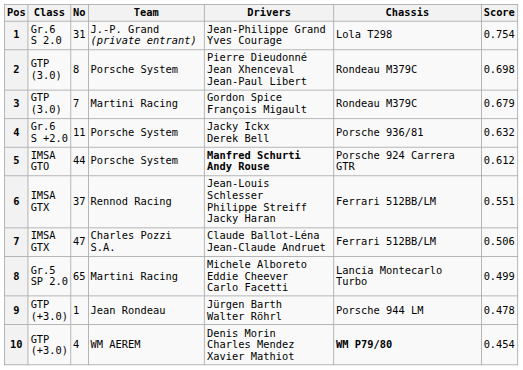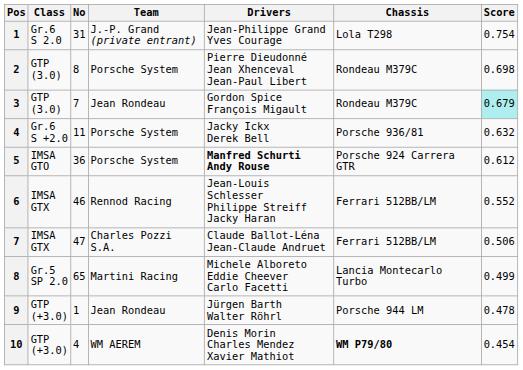(134, 105) Martini Racing -> (128, 105) Jean Rondeau
(499, 105) no background -> (499, 105) paleturquoise background
(79, 162) 44 -> (79, 162) 36
(79, 202) 37 -> (79, 202) 46
(499, 202) 0.551 -> (499, 202) 0.552
